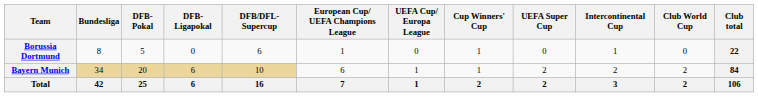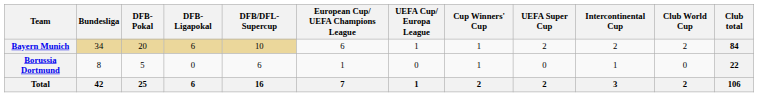rows swapped: (40, 71) <-> (40, 51)
